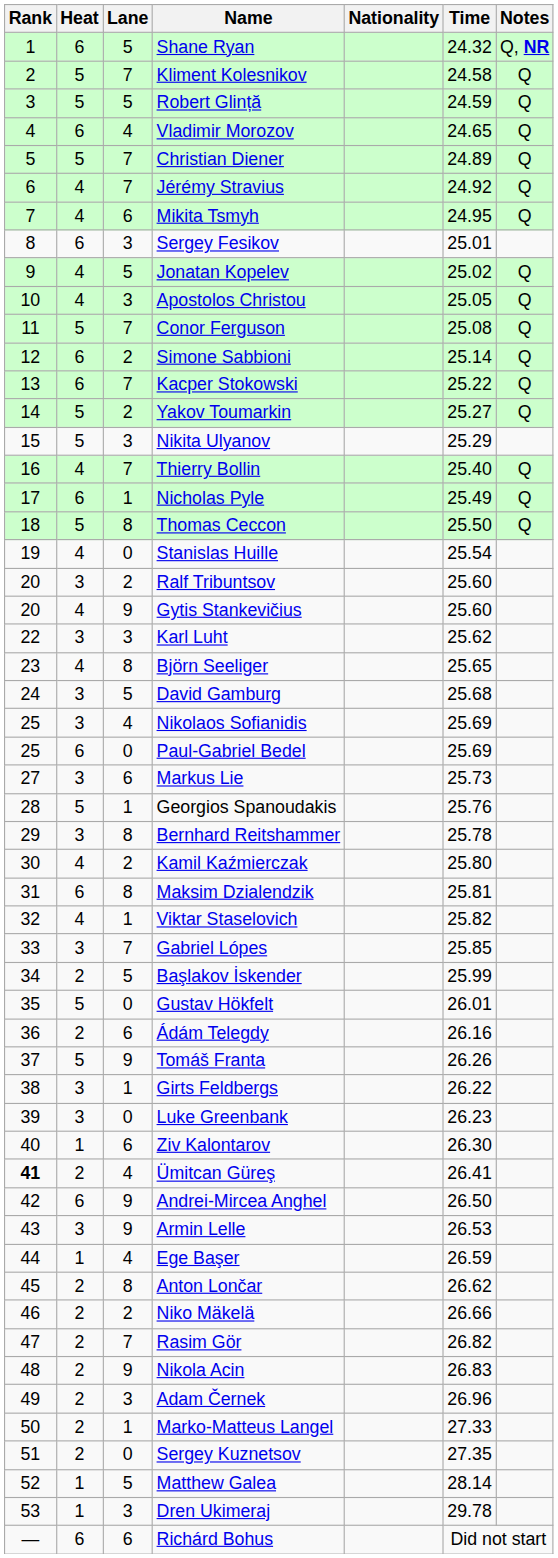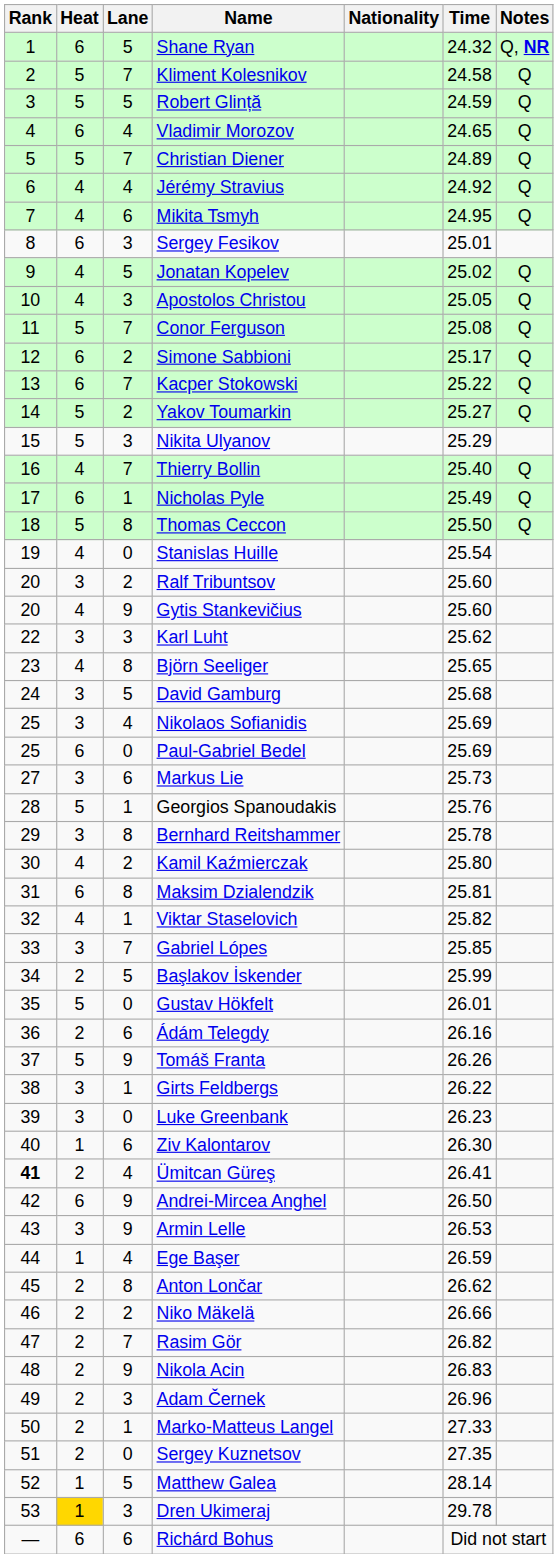(128, 187) 7 -> (128, 187) 4
(470, 356) 25.14 -> (470, 356) 25.17
(80, 1511) no background -> (80, 1511) gold background
